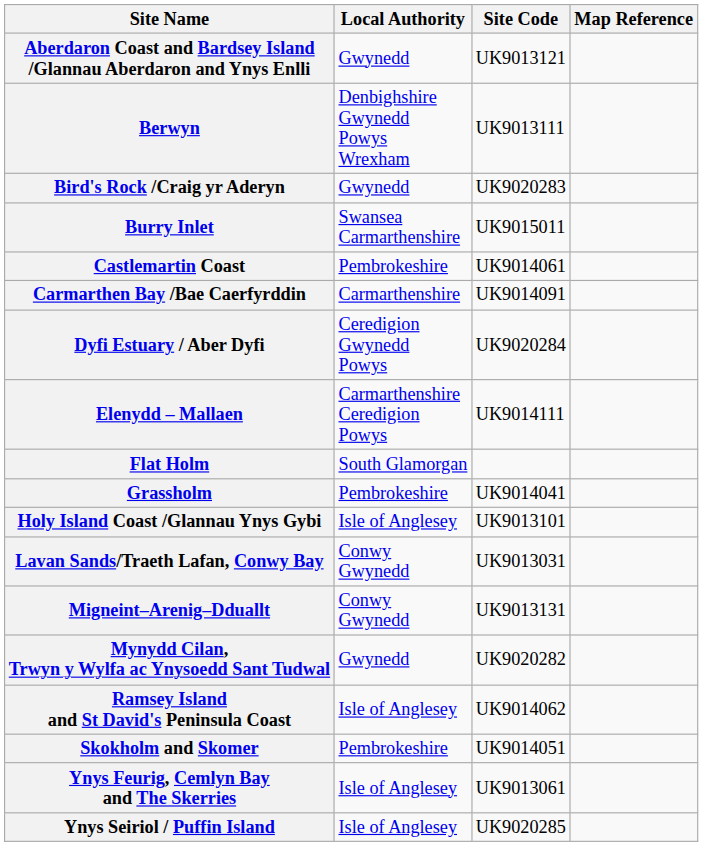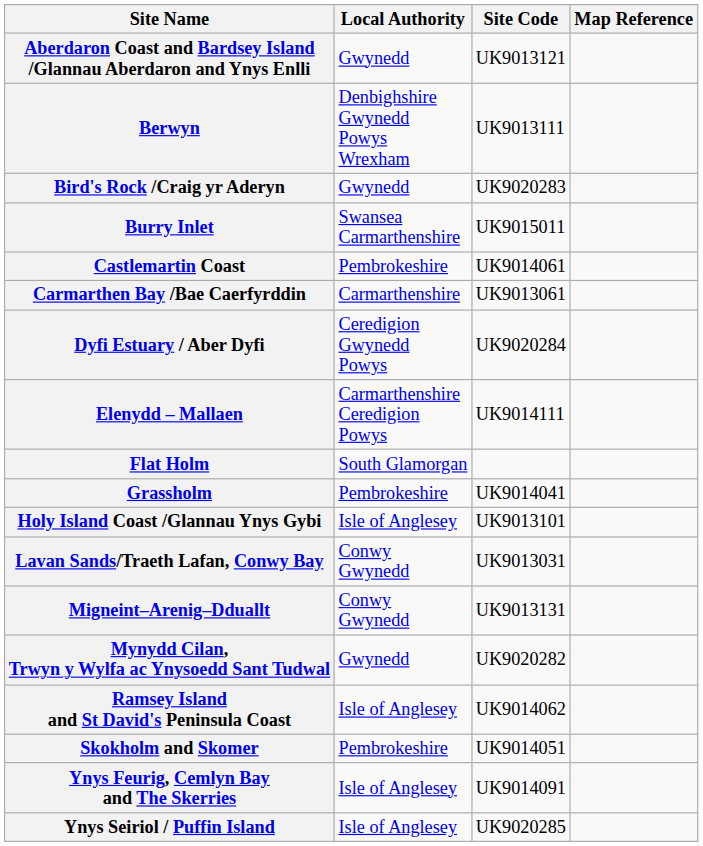(521, 295) UK9014091 -> (521, 295) UK9013061
(521, 787) UK9013061 -> (521, 787) UK9014091
